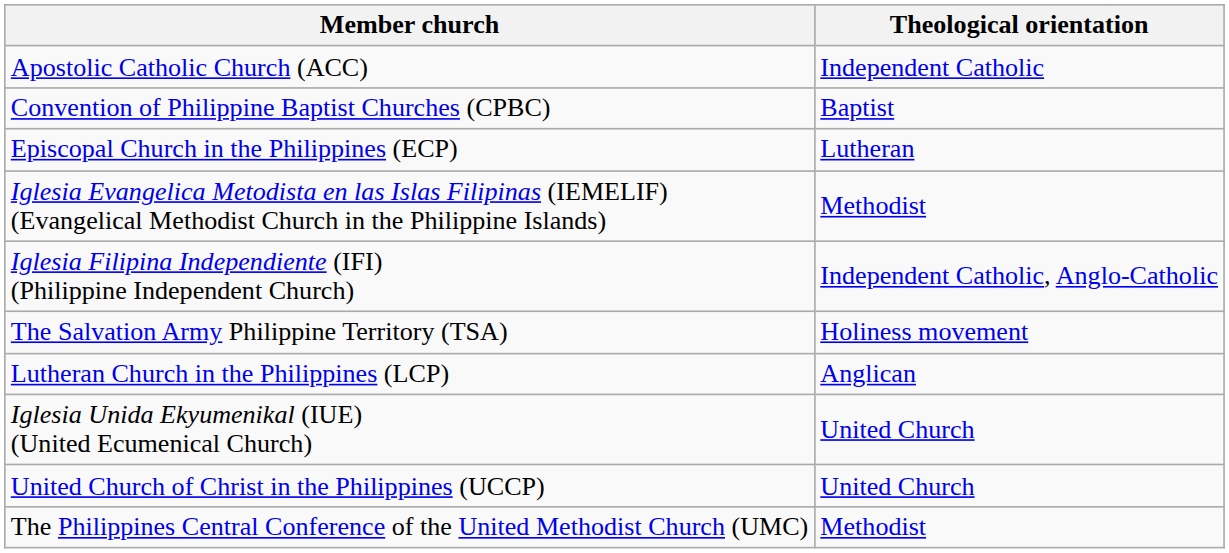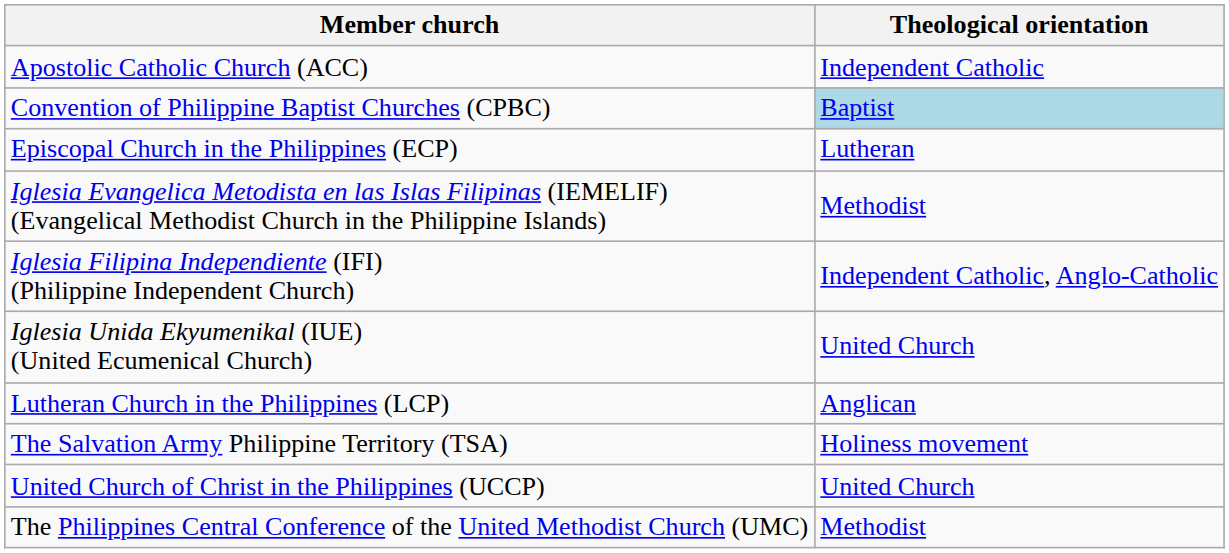(857, 107) no background -> (857, 107) lightblue background
rows swapped: (186, 429) <-> (259, 332)
